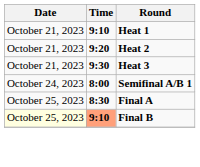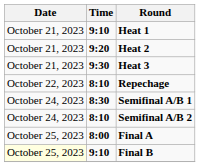+ row: (144, 83)
(99, 83) 8:00 -> (99, 100) 8:30
+ row: (155, 118)
(99, 100) 8:30 -> (99, 135) 8:00
(99, 118) lightsalmon background -> (99, 153) no background
